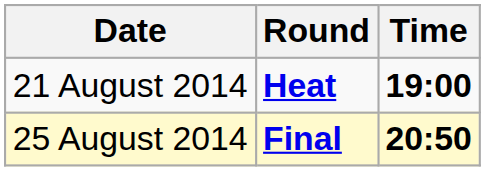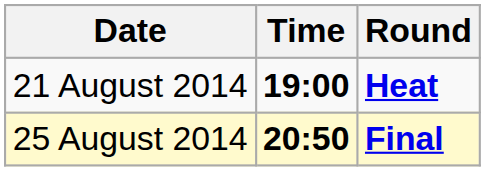columns swapped: (429, 31) <-> (317, 31)
